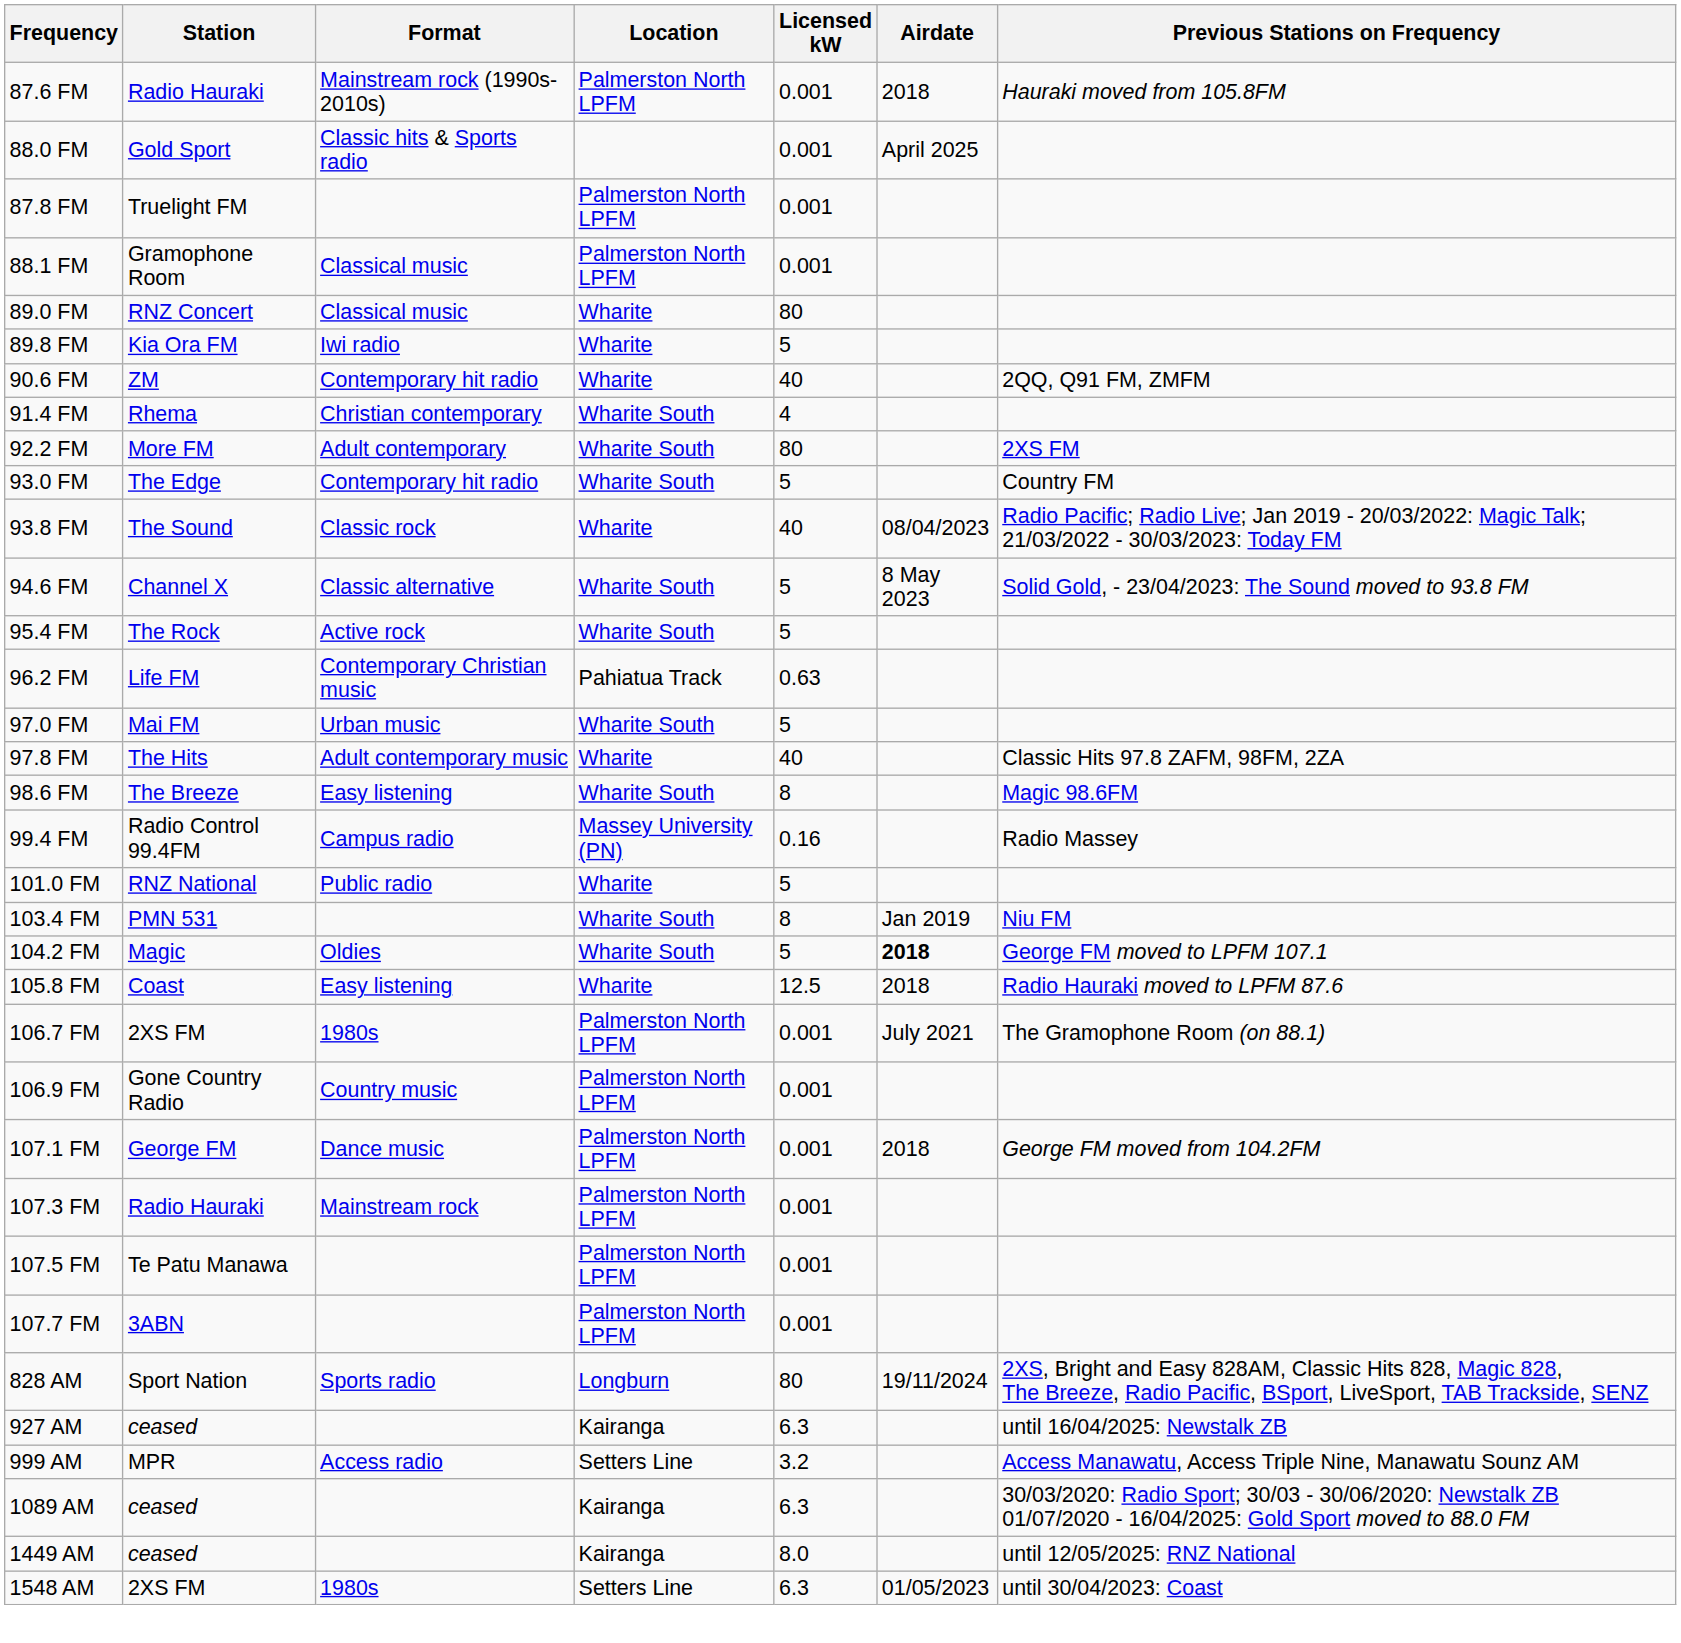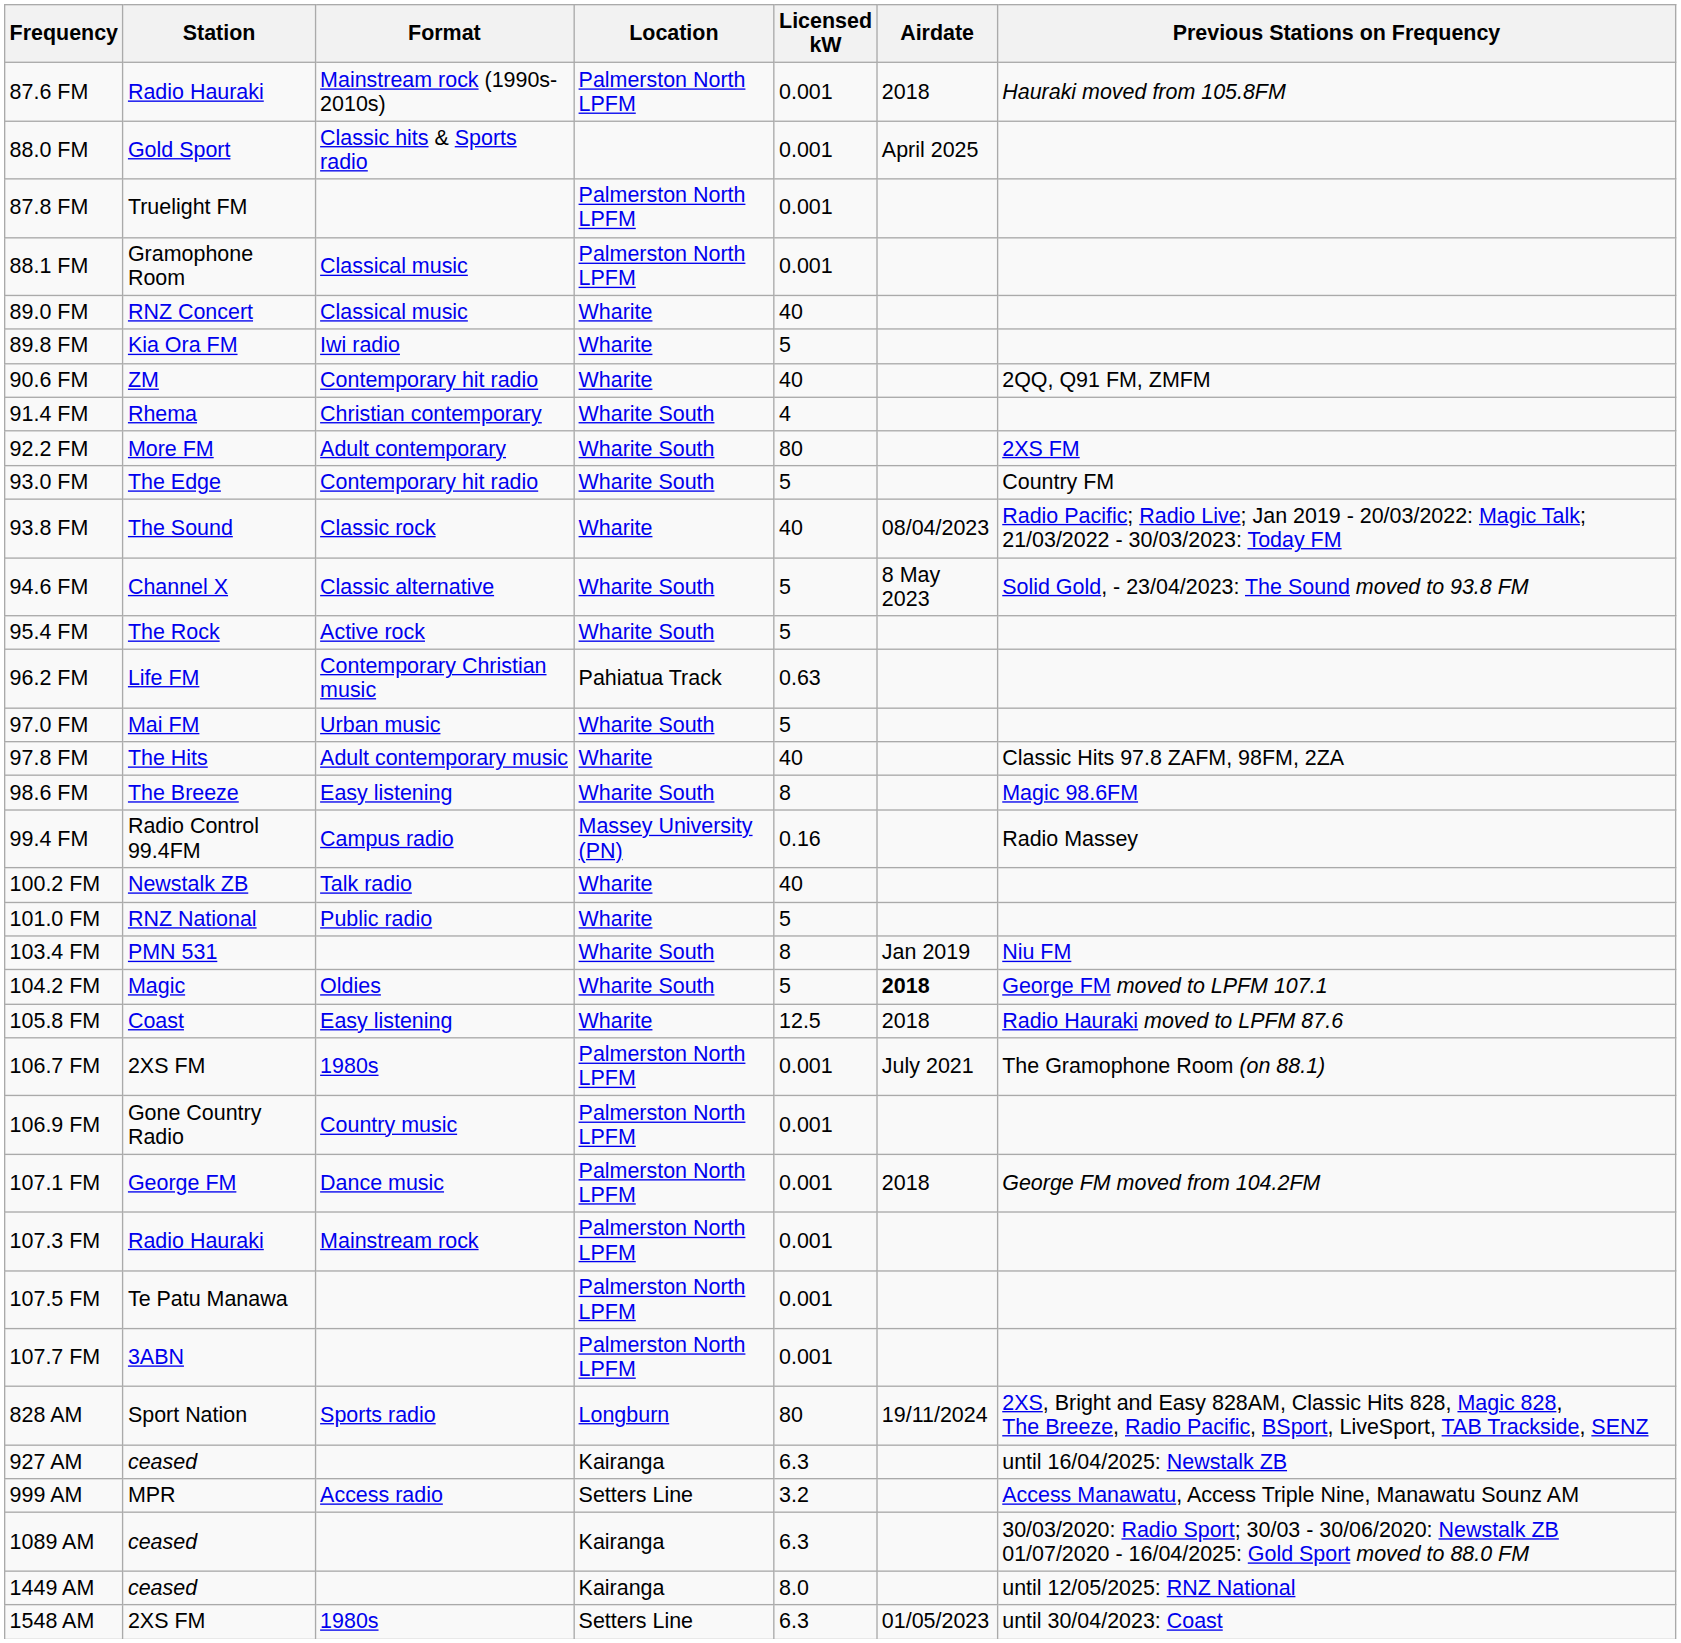(791, 312) 80 -> (791, 312) 40
+ row: (55, 884)
